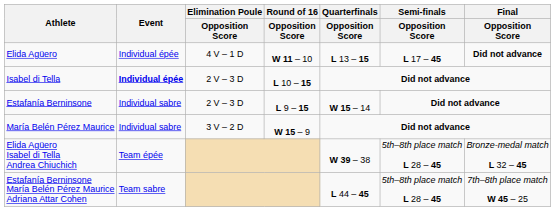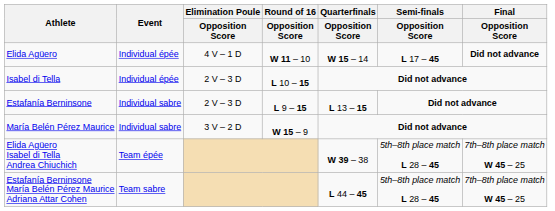(350, 60) L 13 – 15 -> (348, 60) W 15 – 14
(151, 79) bold -> (149, 79) normal
(350, 108) W 15 – 14 -> (348, 108) L 13 – 15
(508, 156) Bronze-medal match L 32 – 45 -> (505, 156) 7th–8th place match W 45 – 25
